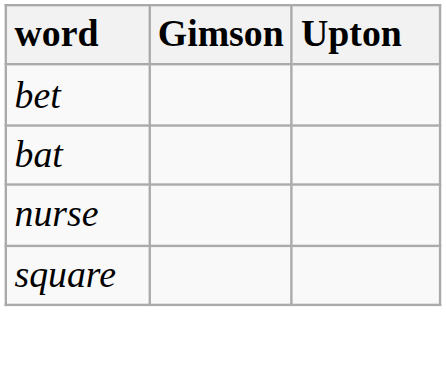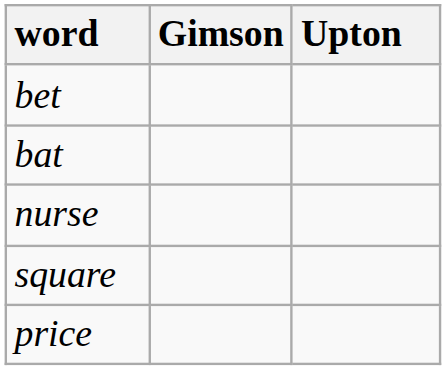+ row: (53, 333)
